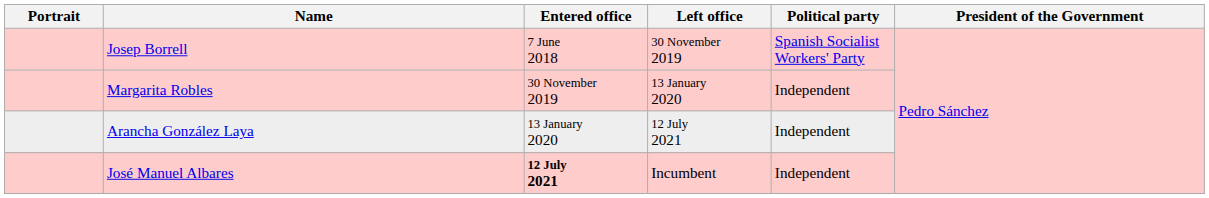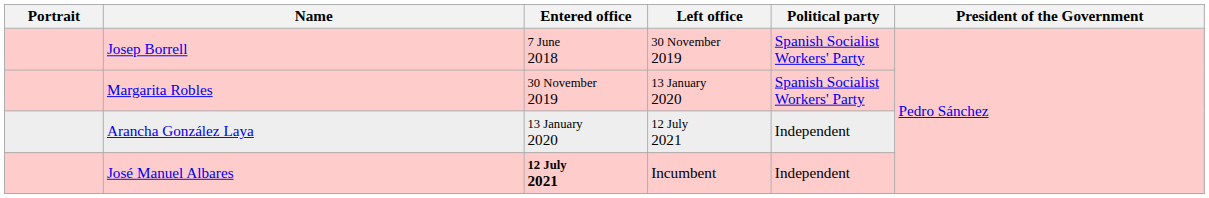(812, 90) Independent -> (827, 90) Spanish Socialist Workers' Party
